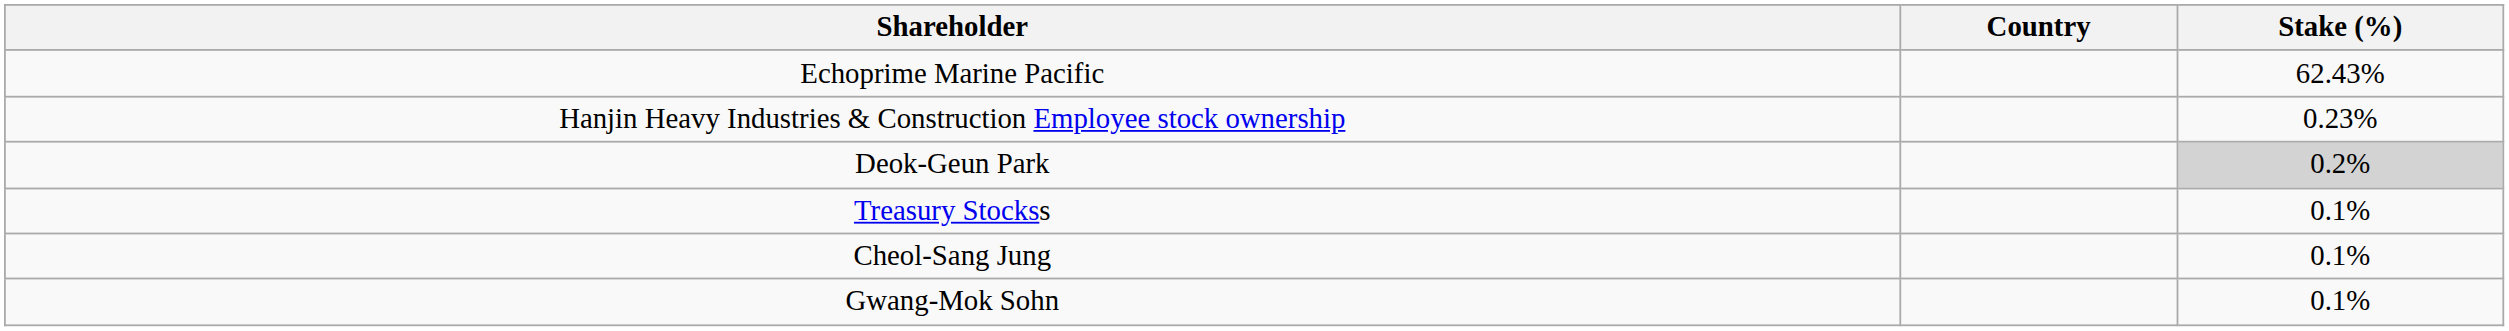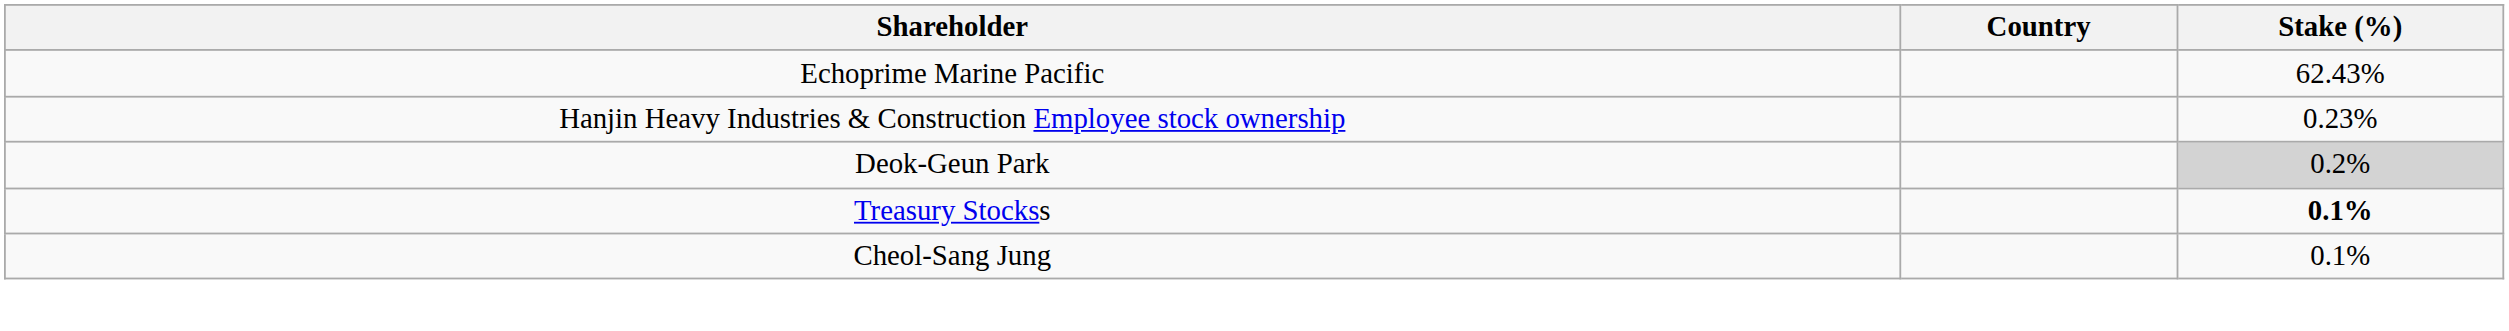(2340, 210) normal -> (2340, 210) bold
- row: (952, 301)
